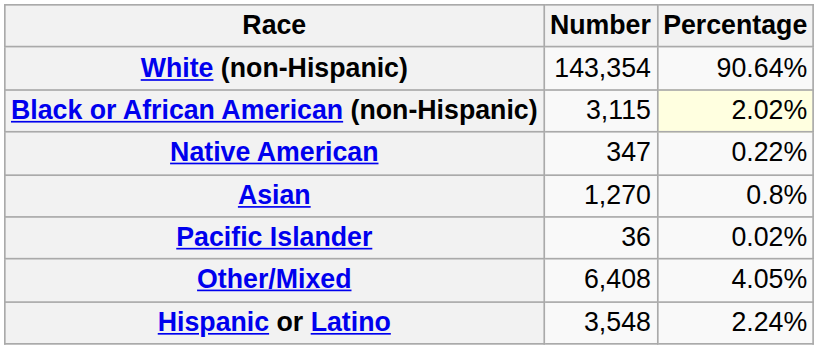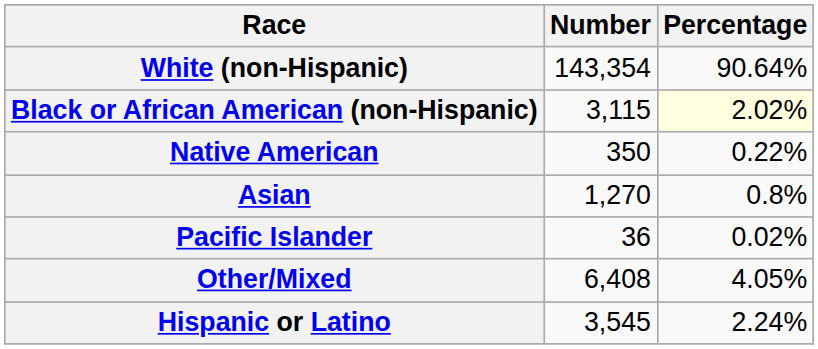(629, 152) 347 -> (629, 152) 350
(617, 322) 3,548 -> (617, 322) 3,545
